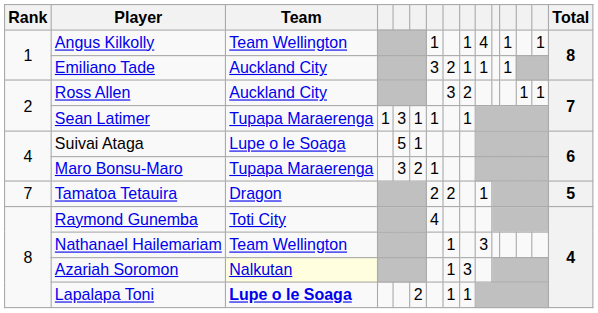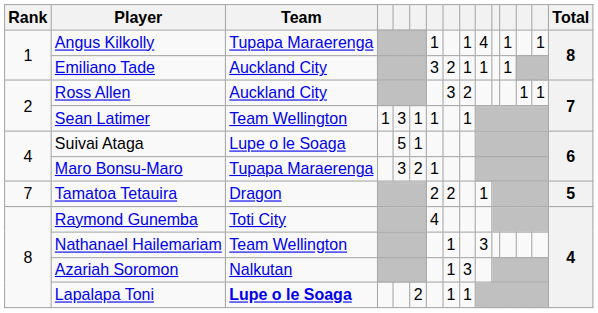(288, 43) Team Wellington -> (301, 43) Tupapa Maraerenga
(301, 119) Tupapa Maraerenga -> (288, 119) Team Wellington
(261, 270) lightyellow background -> (261, 270) no background
